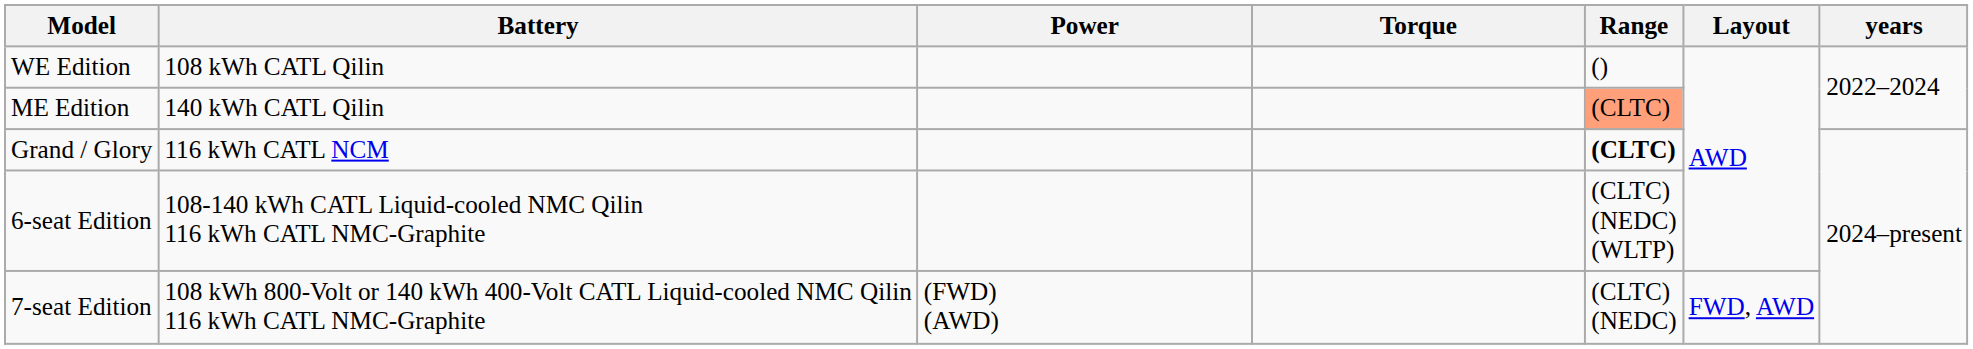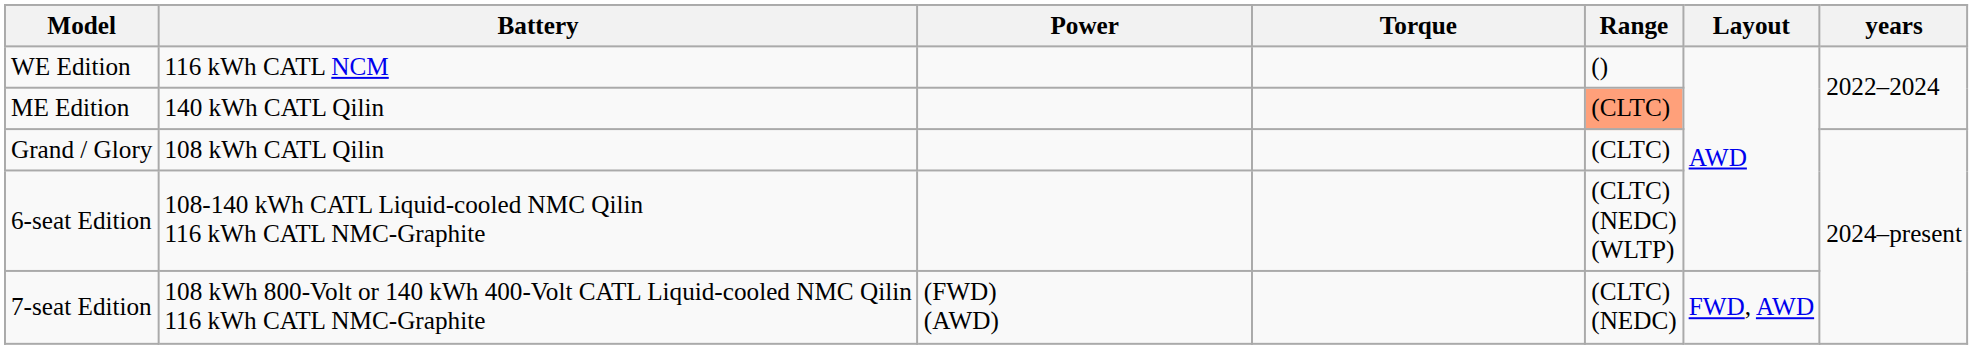(274, 66) 108 kWh CATL Qilin -> (277, 66) 116 kWh CATL NCM
(277, 149) 116 kWh CATL NCM -> (274, 149) 108 kWh CATL Qilin
(1633, 149) bold -> (1631, 149) normal
